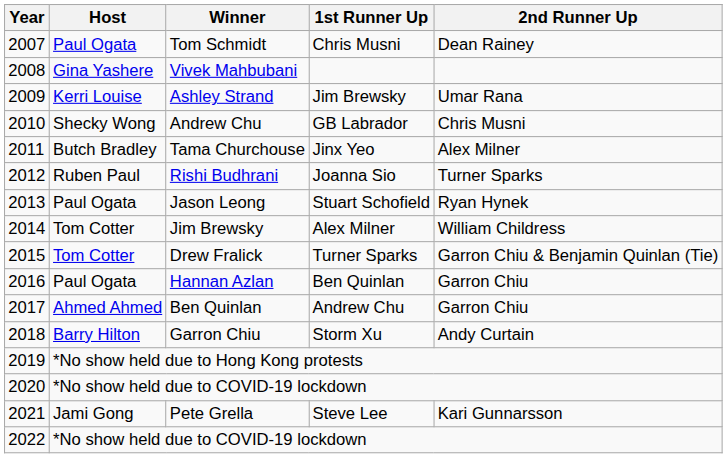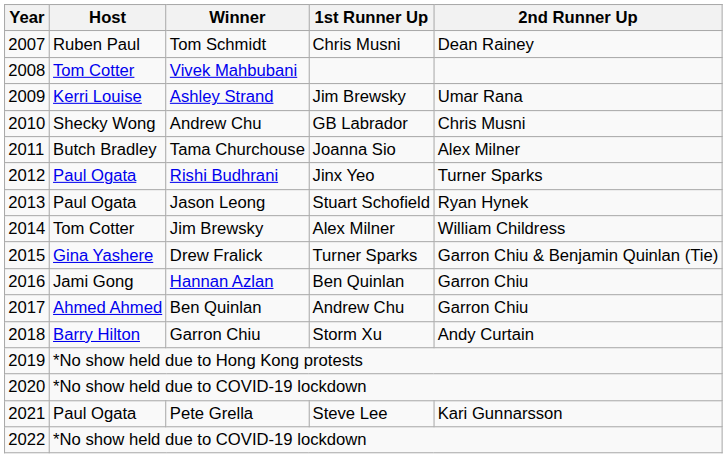(95, 44) Paul Ogata -> (97, 44) Ruben Paul
(103, 70) Gina Yashere -> (94, 70) Tom Cotter
(344, 149) Jinx Yeo -> (354, 149) Joanna Sio
(97, 176) Ruben Paul -> (95, 176) Paul Ogata
(354, 176) Joanna Sio -> (344, 176) Jinx Yeo
(94, 255) Tom Cotter -> (103, 255) Gina Yashere
(95, 281) Paul Ogata -> (93, 281) Jami Gong
(93, 413) Jami Gong -> (95, 413) Paul Ogata
